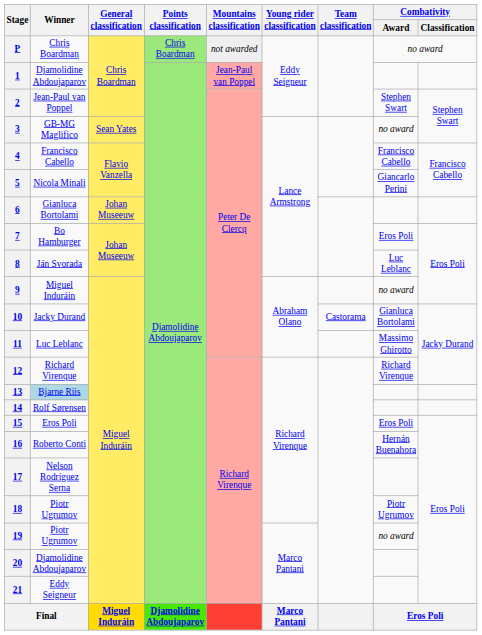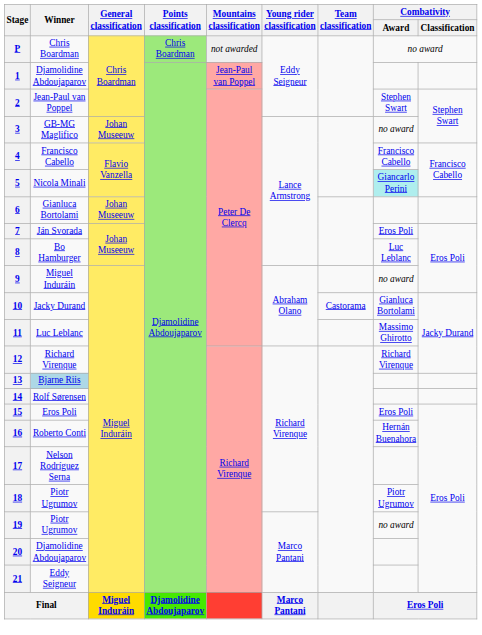(116, 129) Sean Yates -> (116, 129) Johan Museeuw
(396, 183) no background -> (396, 183) paleturquoise background
(59, 237) Bo Hamburger -> (59, 231) Ján Svorada
(59, 264) Ján Svorada -> (59, 252) Bo Hamburger
